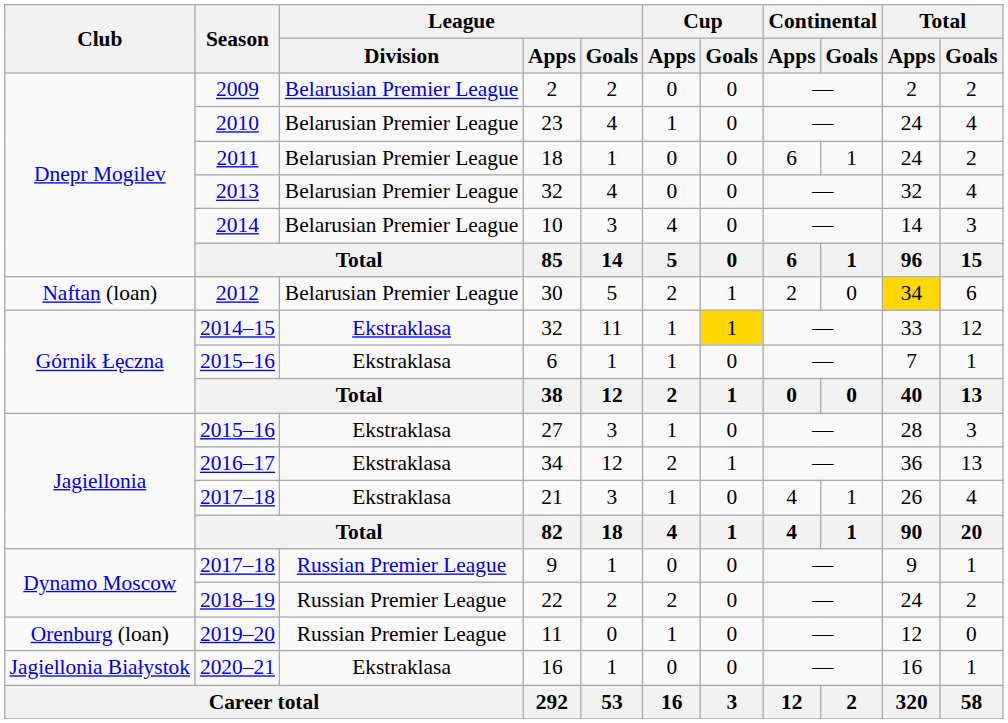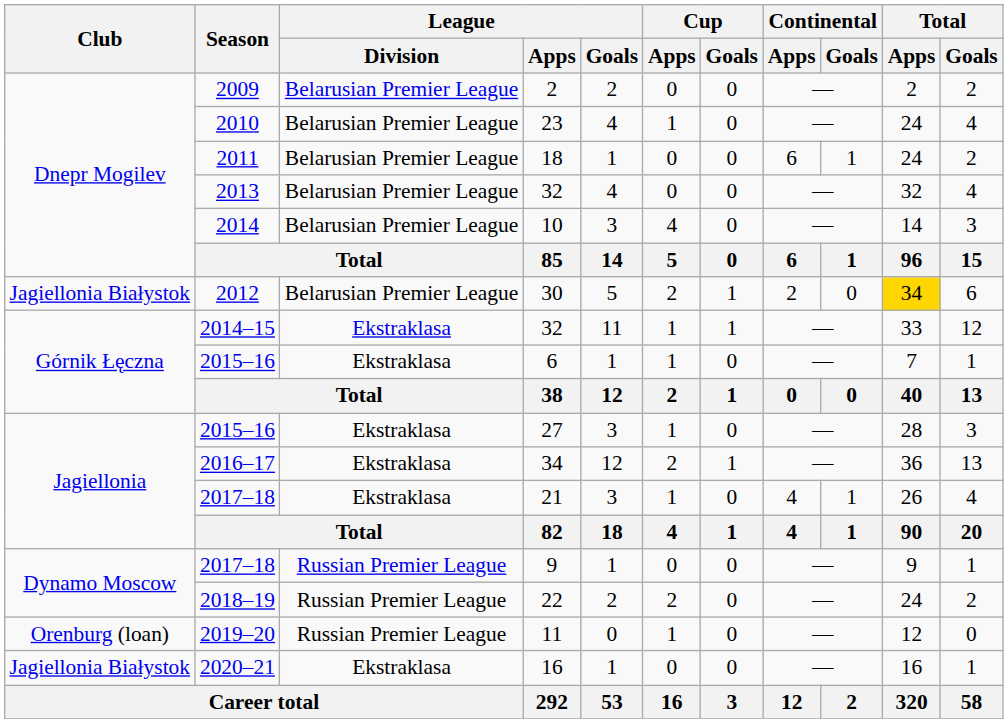(100, 293) Naftan (loan) -> (100, 293) Jagiellonia Białystok
(732, 327) gold background -> (732, 327) no background
